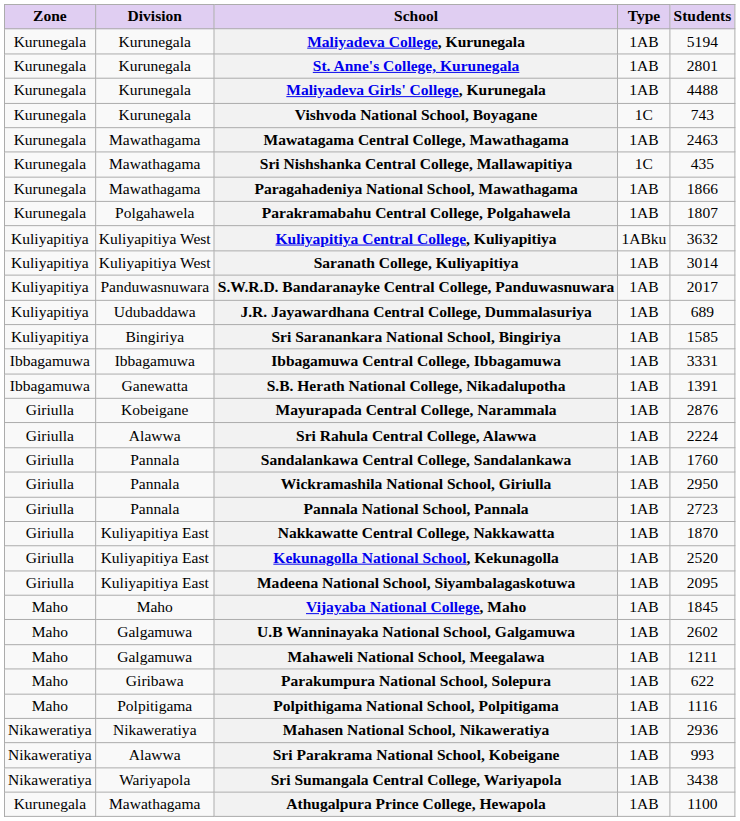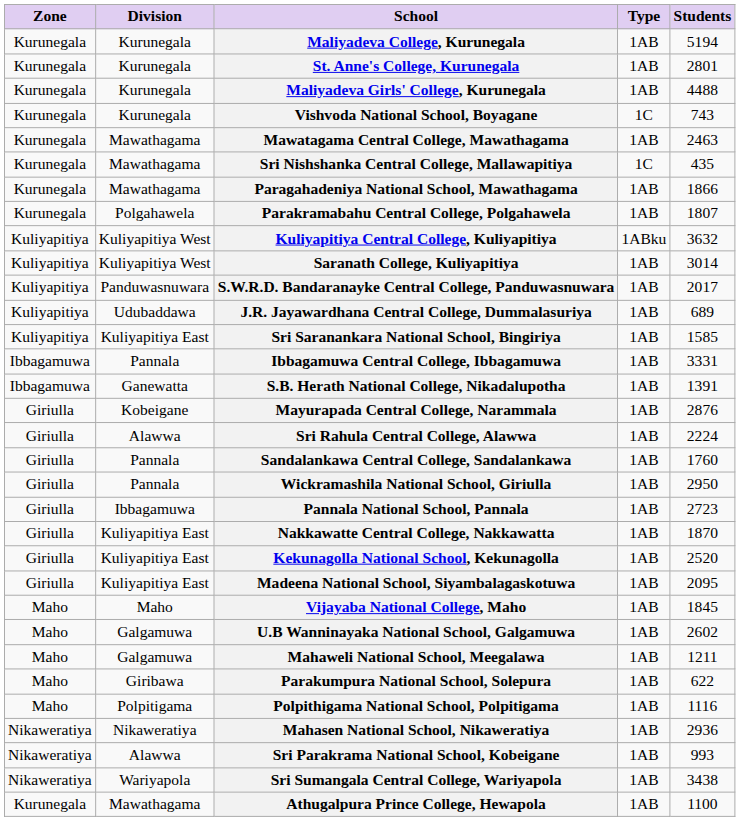(155, 336) Bingiriya -> (155, 336) Kuliyapitiya East
(155, 361) Ibbagamuwa -> (155, 361) Pannala
(155, 509) Pannala -> (155, 509) Ibbagamuwa
